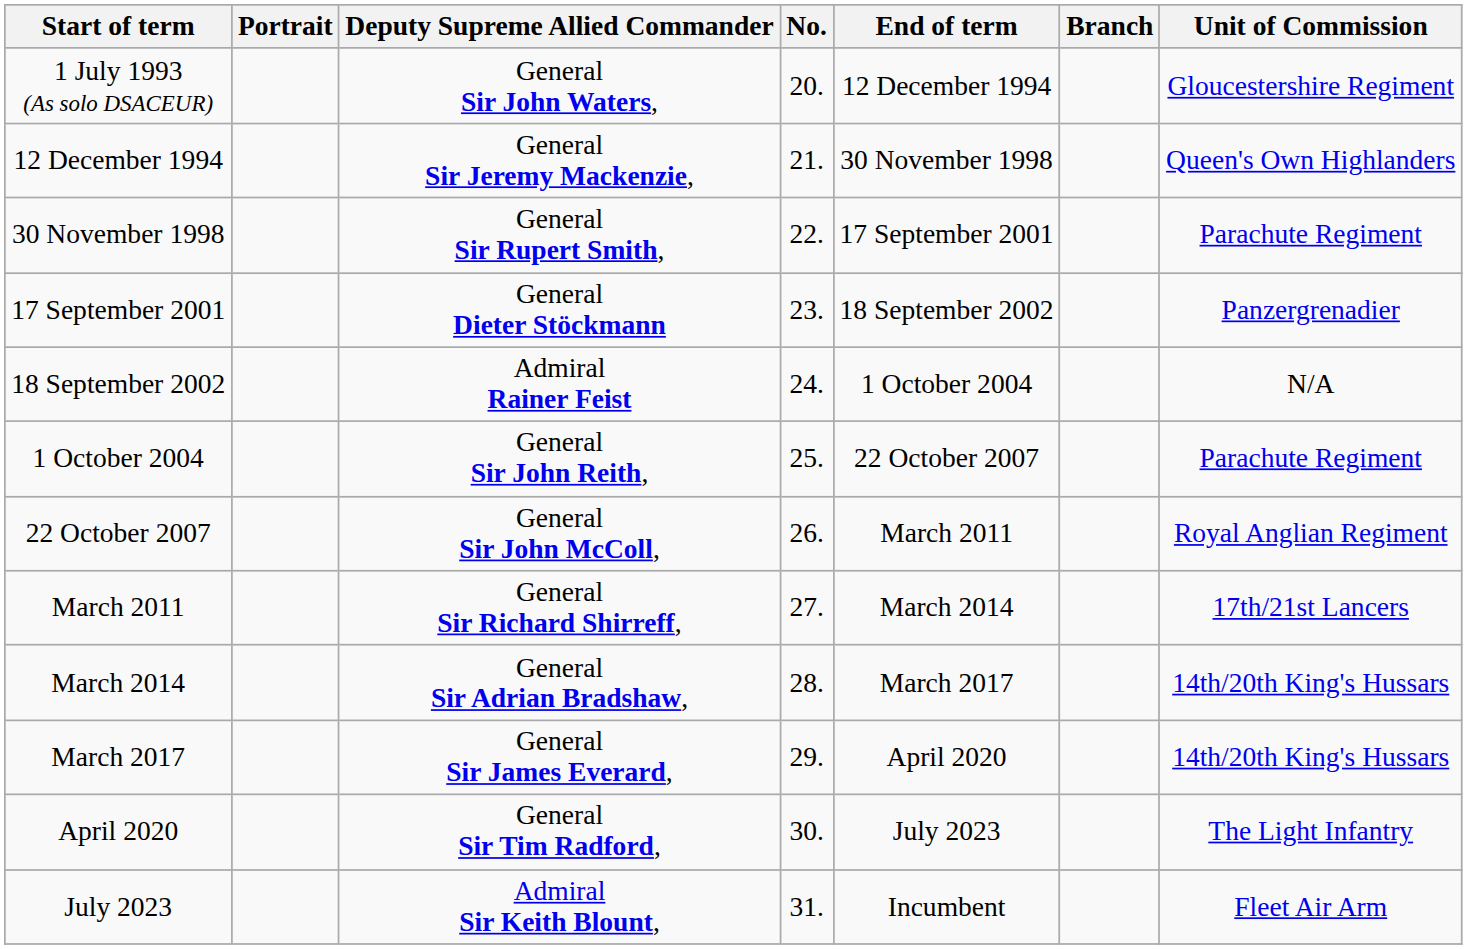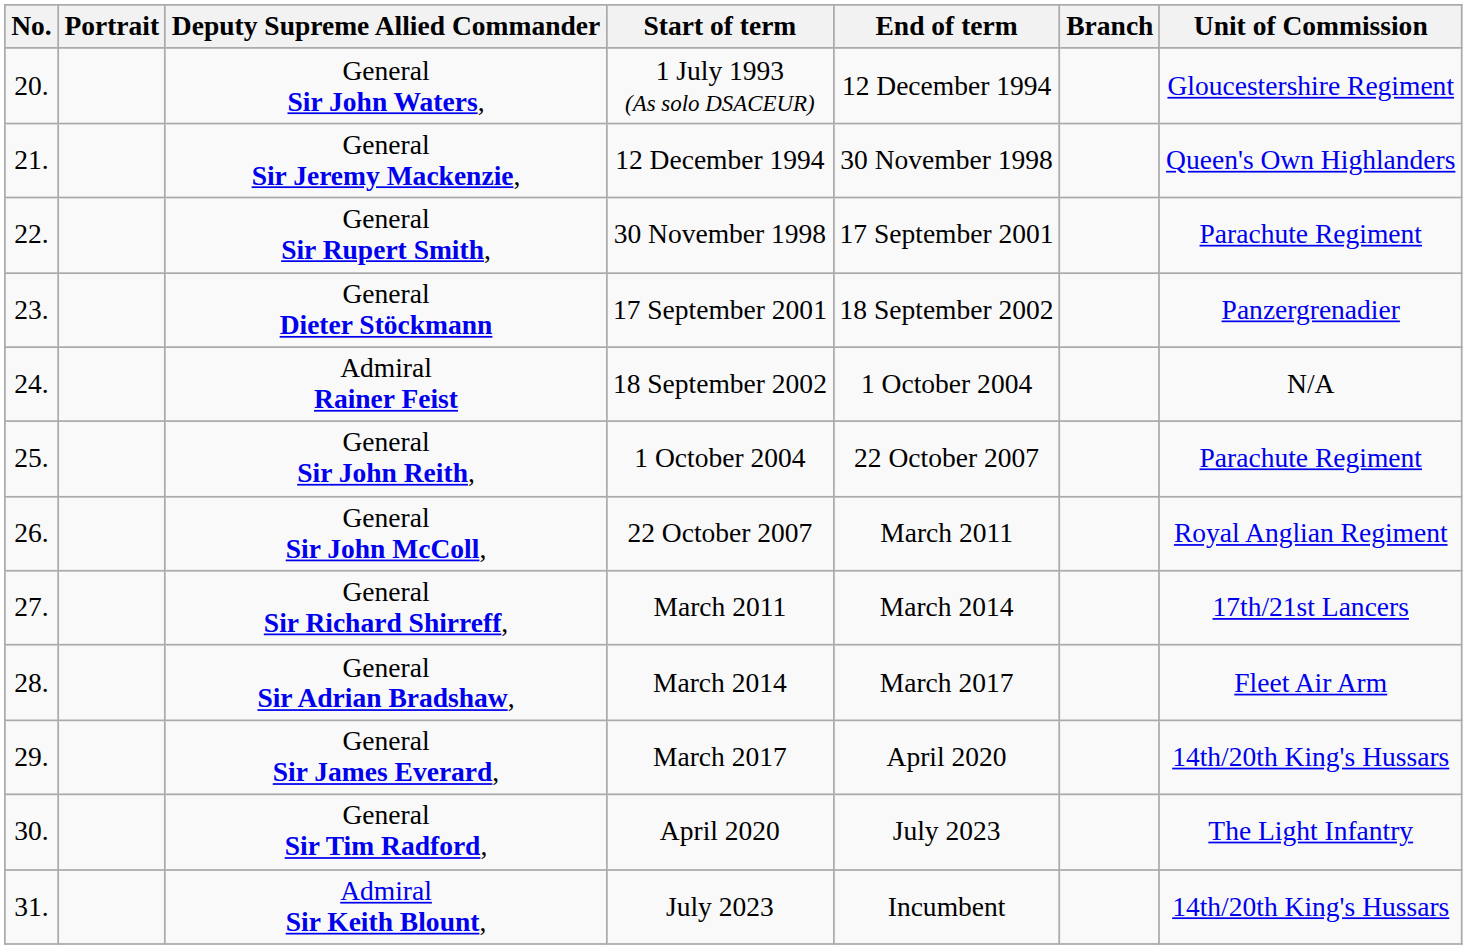columns swapped: (807, 26) <-> (118, 26)
(1311, 682) 14th/20th King's Hussars -> (1311, 682) Fleet Air Arm
(1311, 906) Fleet Air Arm -> (1311, 906) 14th/20th King's Hussars
